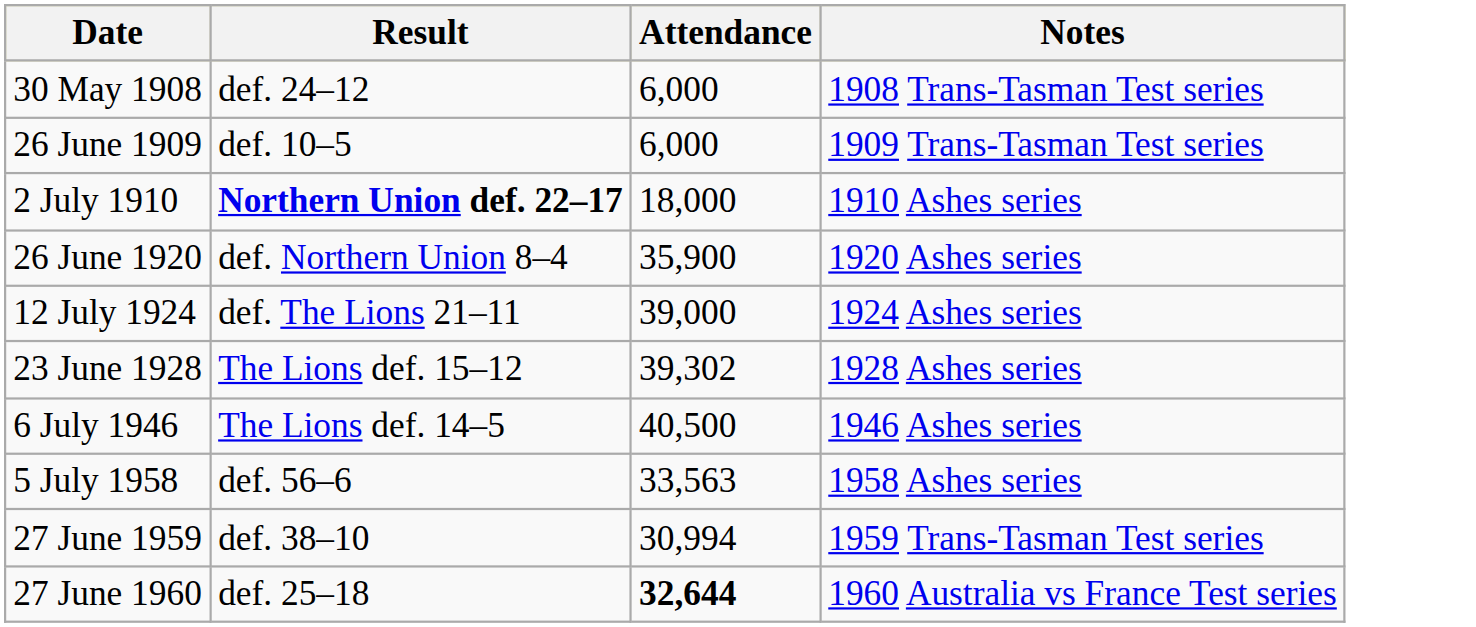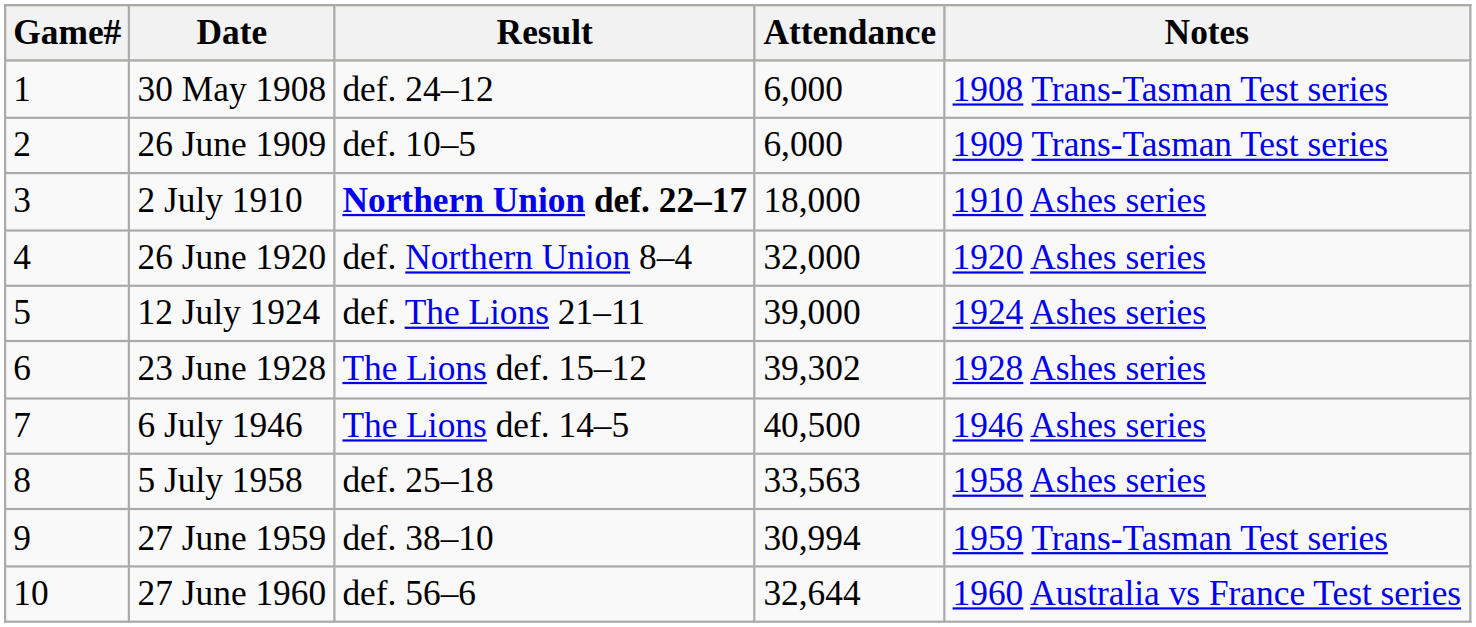+ column: (67, 32)
(688, 256) 35,900 -> (812, 256) 32,000
(285, 481) def. 56–6 -> (418, 481) def. 25–18
(294, 593) def. 25–18 -> (409, 593) def. 56–6
(688, 593) bold -> (812, 593) normal
